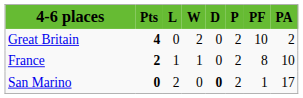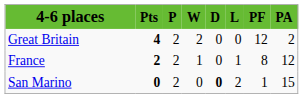columns swapped: (235, 16) <-> (172, 16)
(261, 39) 10 -> (261, 39) 12
(288, 61) 10 -> (288, 61) 12
(288, 82) 17 -> (288, 82) 15
